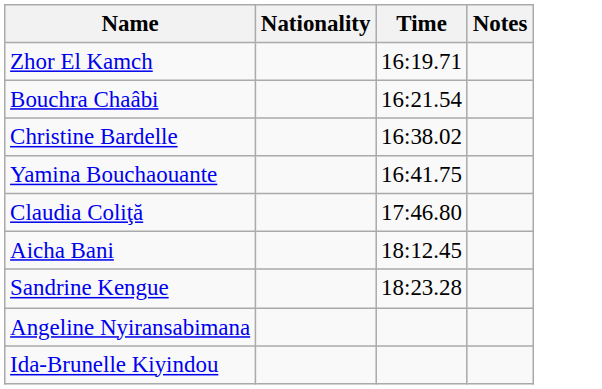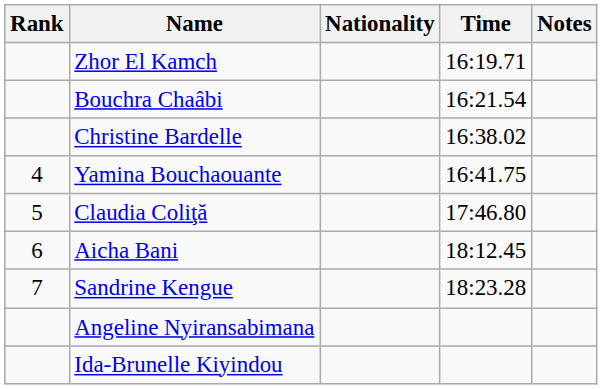+ column: (37, 23)
